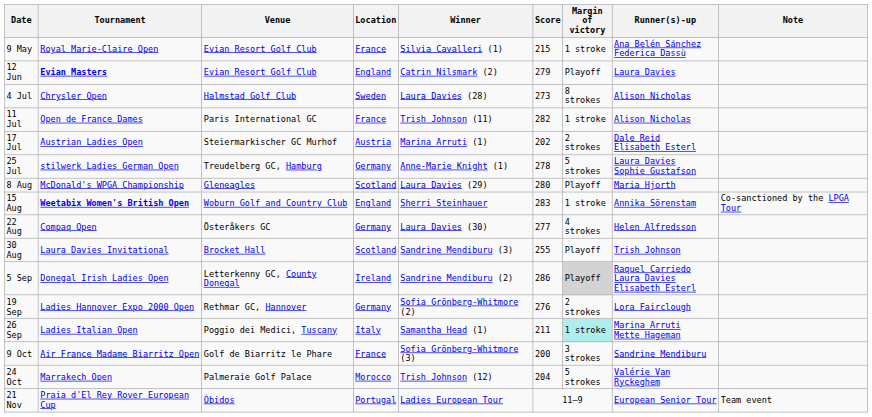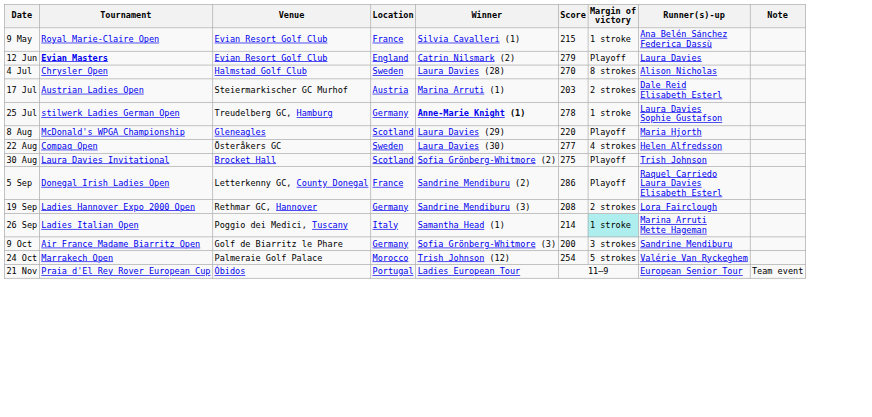(543, 96) 273 -> (568, 72) 270
- row: (14, 120)
(543, 143) 202 -> (568, 91) 203
(454, 167) normal -> (471, 114) bold
(583, 167) 5 strokes -> (610, 114) 1 stroke
(543, 185) 280 -> (568, 133) 220
- row: (14, 204)
(373, 227) Germany -> (388, 147) Sweden
(457, 251) Sandrine Mendiburu (3) -> (487, 160) Sofia Grönberg-Whitmore (2)
(543, 251) 255 -> (568, 160) 275
(373, 279) Ireland -> (388, 184) France
(583, 279) lightgrey background -> (608, 184) no background
(459, 307) Sofia Grönberg-Whitmore (2) -> (474, 207) Sandrine Mendiburu (3)
(543, 307) 276 -> (568, 207) 208
(543, 330) 211 -> (568, 226) 214
(371, 354) France -> (390, 244) Germany
(543, 377) 204 -> (568, 258) 254
